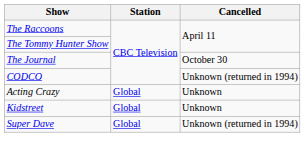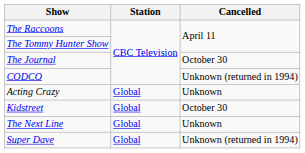(202, 108) Unknown -> (205, 108) October 30
+ row: (35, 124)
